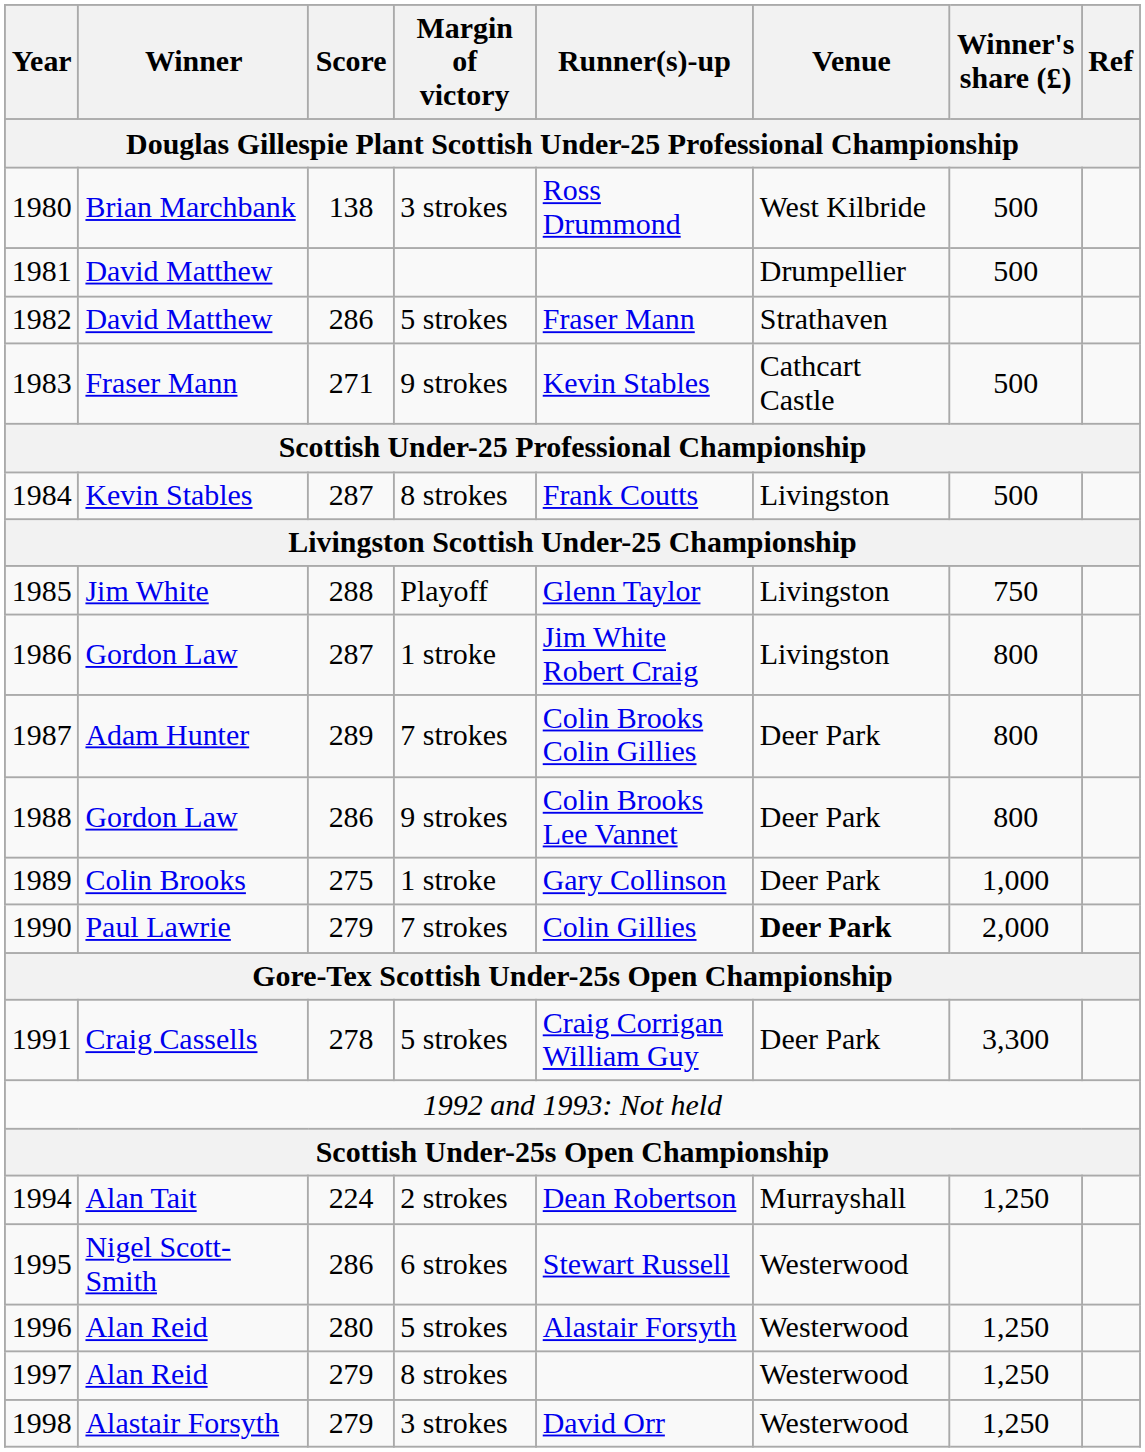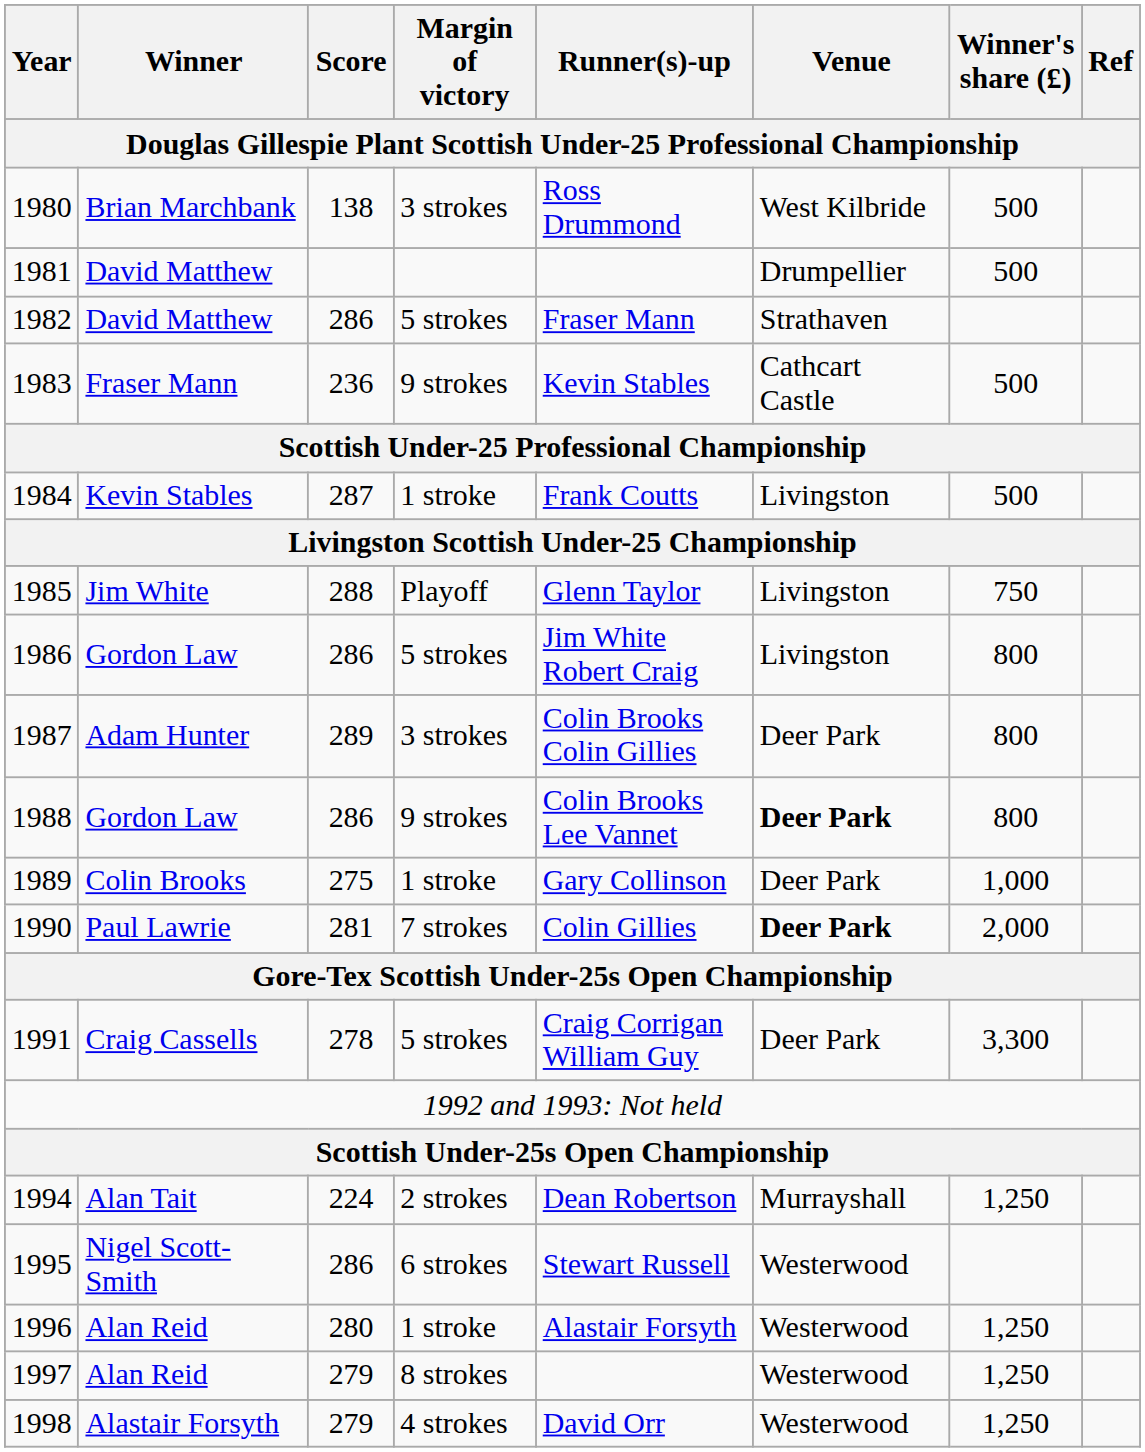(351, 383) 271 -> (351, 383) 236
(454, 495) 8 strokes -> (448, 495) 1 stroke
(351, 654) 287 -> (351, 654) 286
(448, 654) 1 stroke -> (454, 654) 5 strokes
(454, 735) 7 strokes -> (454, 735) 3 strokes
(820, 816) normal -> (826, 816) bold
(351, 928) 279 -> (351, 928) 281
(454, 1327) 5 strokes -> (448, 1327) 1 stroke
(454, 1422) 3 strokes -> (454, 1422) 4 strokes
